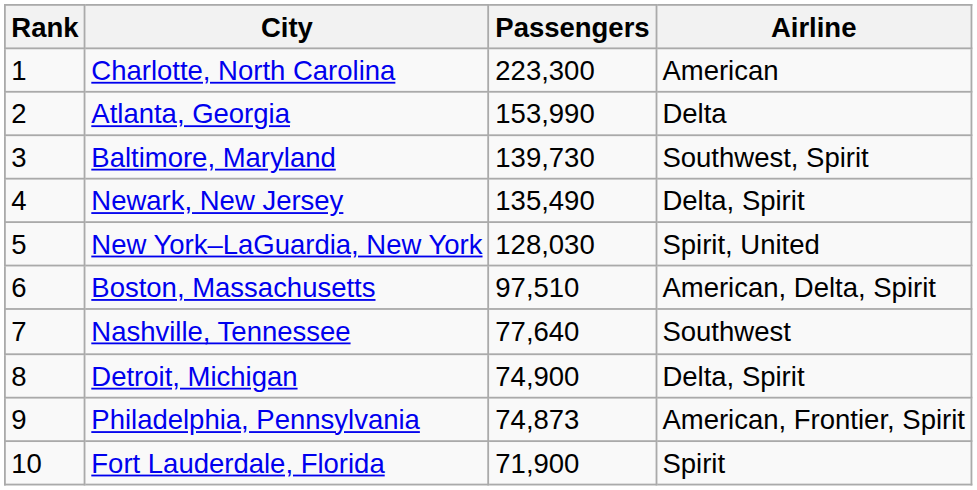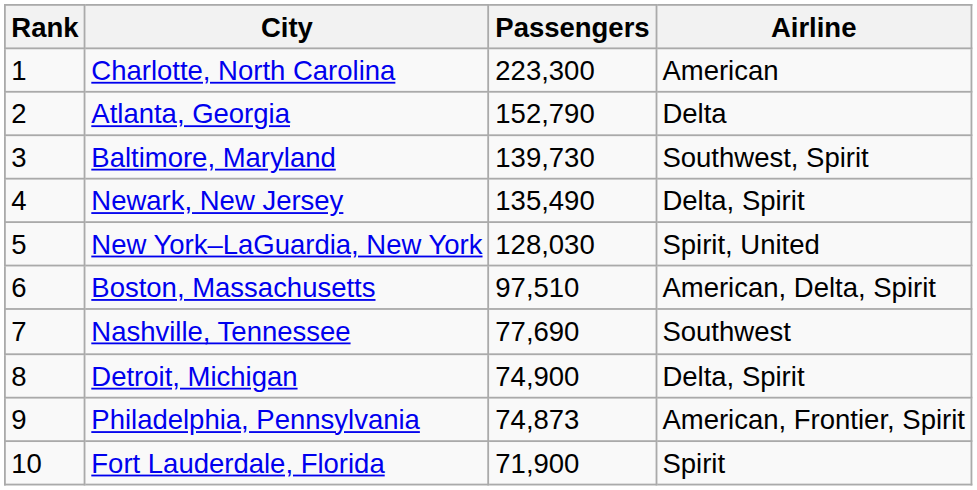(545, 114) 153,990 -> (545, 114) 152,790
(537, 332) 77,640 -> (537, 332) 77,690
